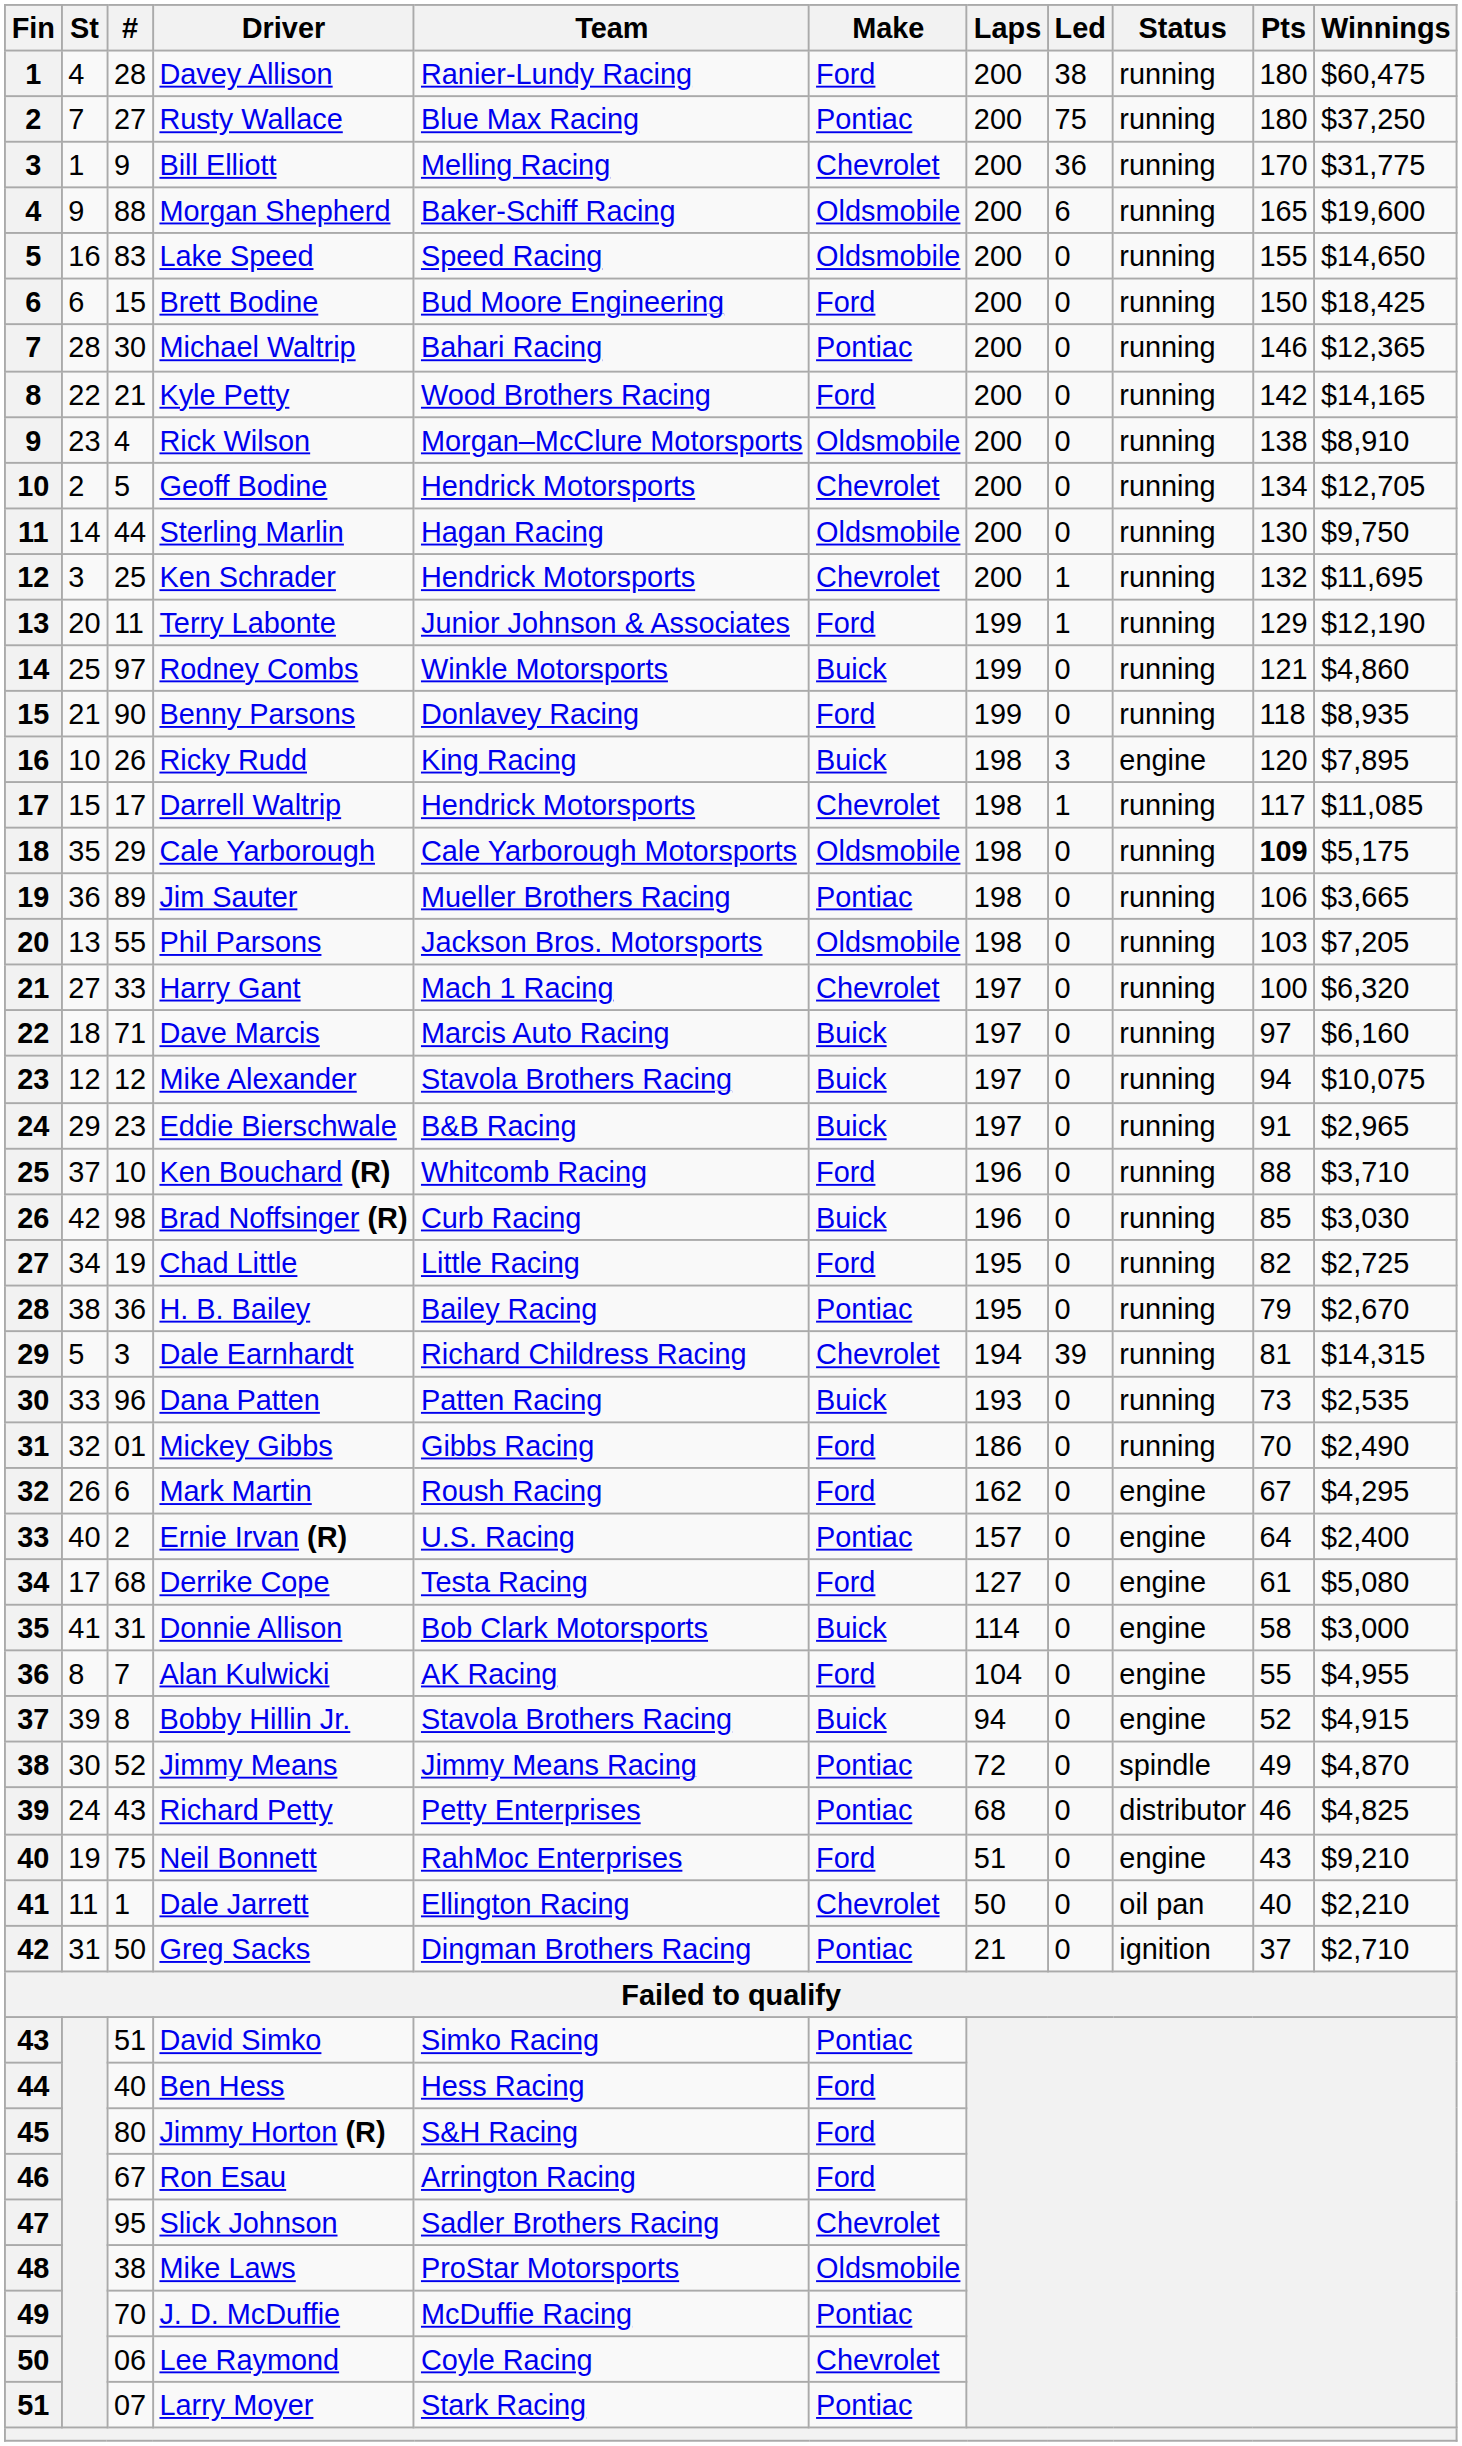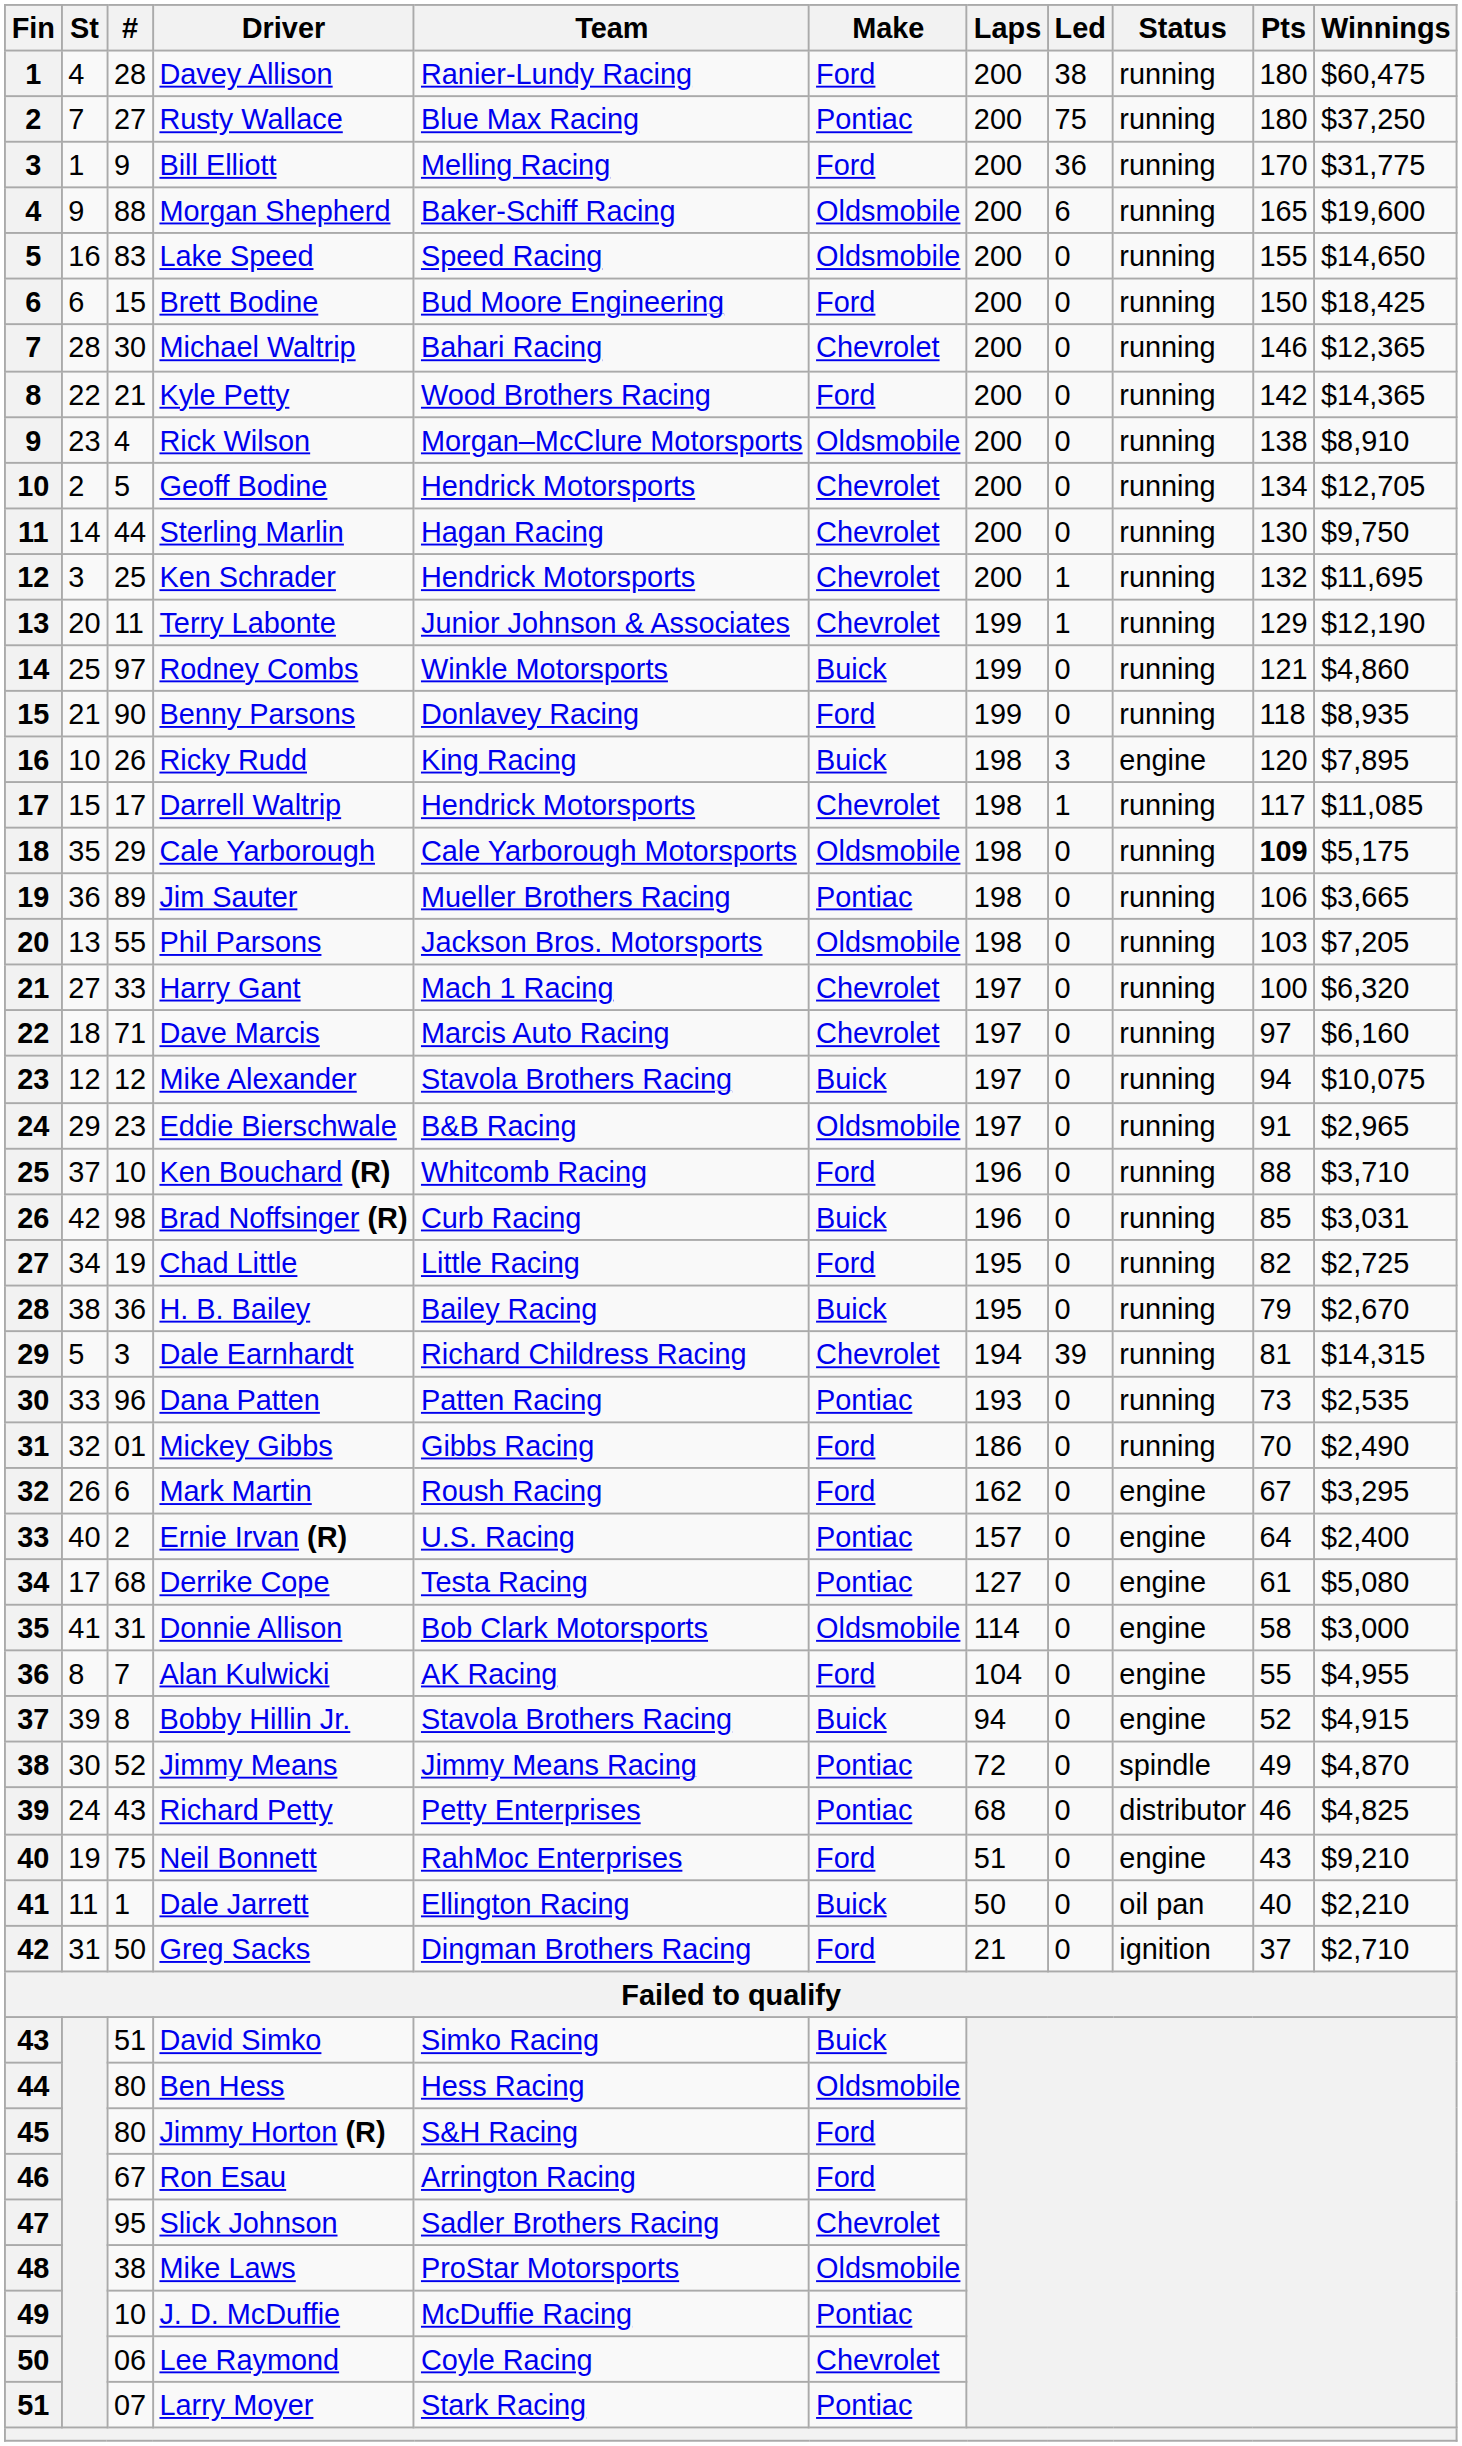(878, 165) Chevrolet -> (846, 165) Ford
(864, 348) Pontiac -> (878, 348) Chevrolet
(1373, 394) $14,165 -> (1373, 394) $14,365
(888, 531) Oldsmobile -> (878, 531) Chevrolet
(846, 622) Ford -> (878, 622) Chevrolet
(851, 1034) Buick -> (878, 1034) Chevrolet
(851, 1125) Buick -> (888, 1125) Oldsmobile
(1365, 1217) $3,030 -> (1365, 1217) $3,031
(864, 1308) Pontiac -> (851, 1308) Buick
(851, 1400) Buick -> (864, 1400) Pontiac
(1365, 1491) $4,295 -> (1365, 1491) $3,295
(846, 1582) Ford -> (864, 1582) Pontiac
(851, 1628) Buick -> (888, 1628) Oldsmobile
(878, 1902) Chevrolet -> (851, 1902) Buick
(864, 1948) Pontiac -> (846, 1948) Ford
(864, 2040) Pontiac -> (851, 2040) Buick
(130, 2085) 40 -> (130, 2085) 80
(846, 2085) Ford -> (888, 2085) Oldsmobile
(130, 2314) 70 -> (130, 2314) 10
